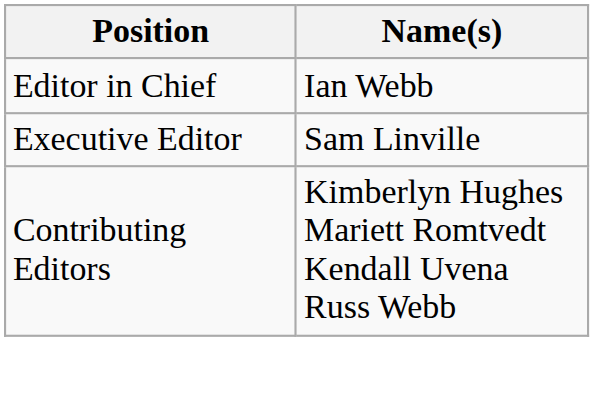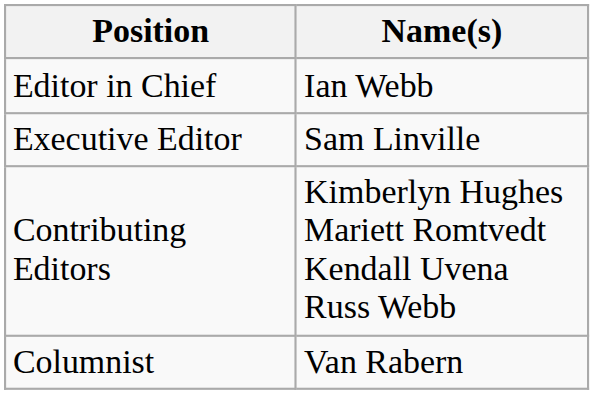+ row: (84, 361)
